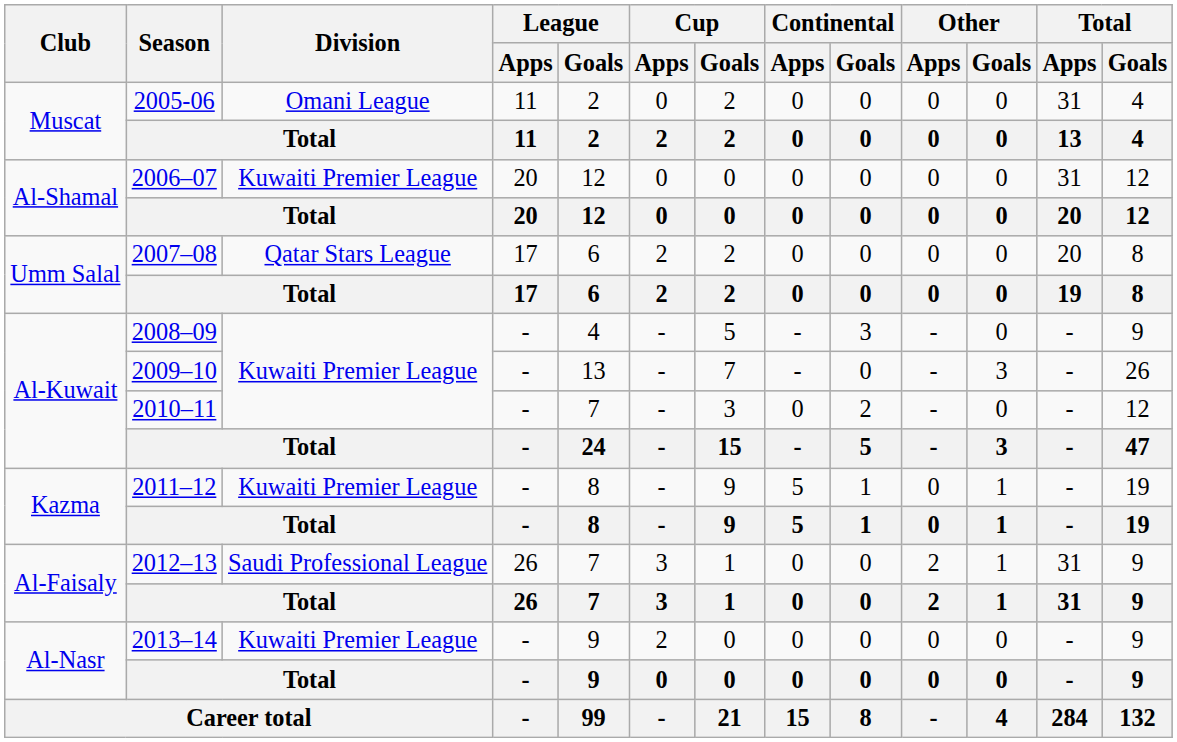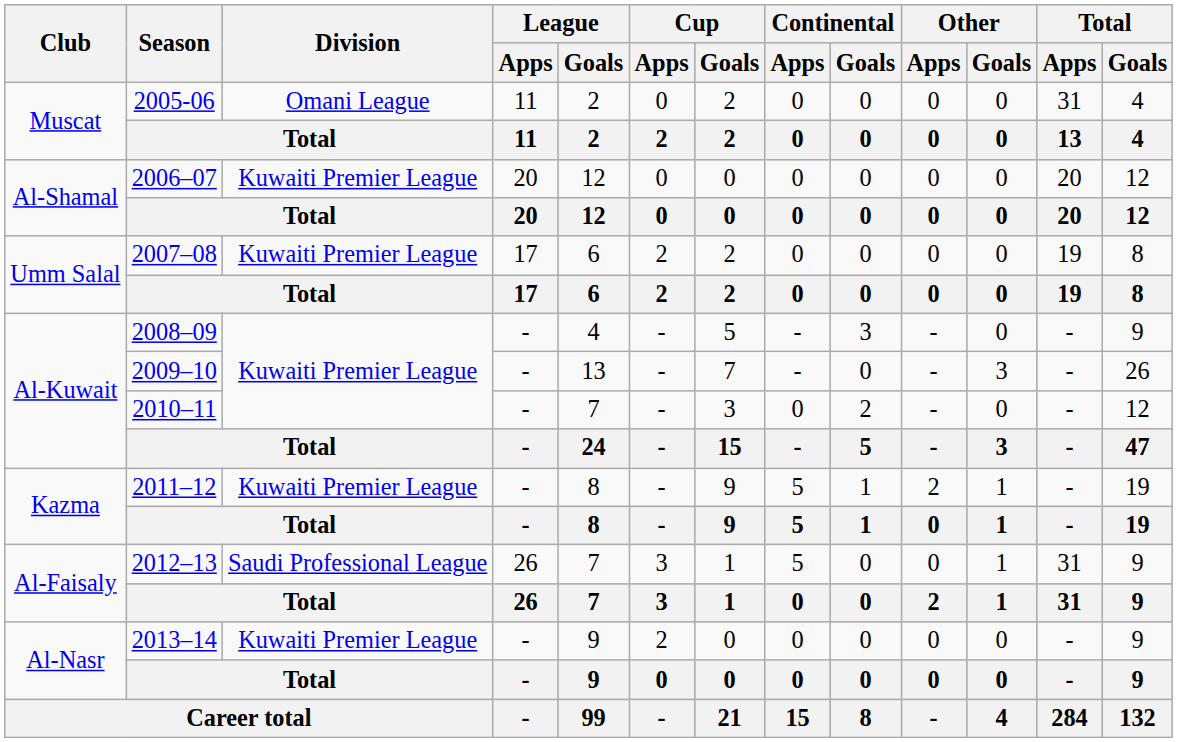(1069, 178) 31 -> (1069, 178) 20
(358, 255) Qatar Stars League -> (358, 255) Kuwaiti Premier League
(1069, 255) 20 -> (1069, 255) 19
(934, 486) 0 -> (934, 486) 2
(798, 563) 0 -> (798, 563) 5
(934, 563) 2 -> (934, 563) 0
